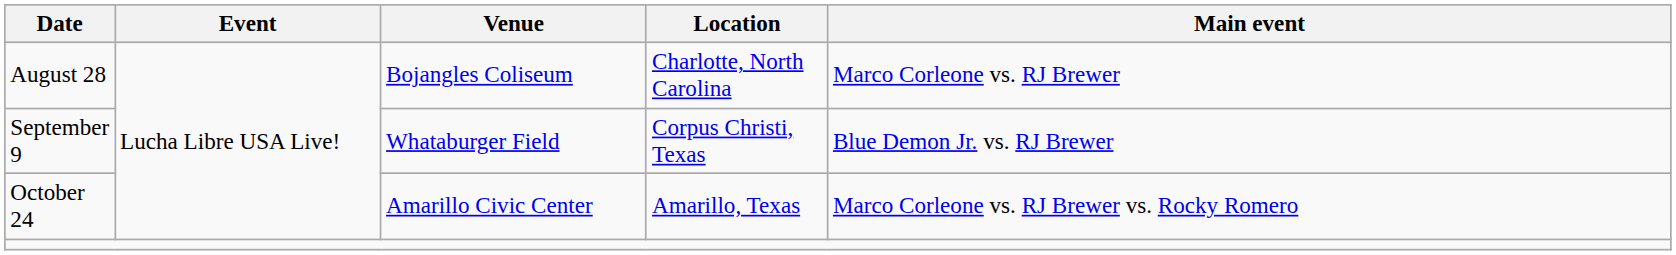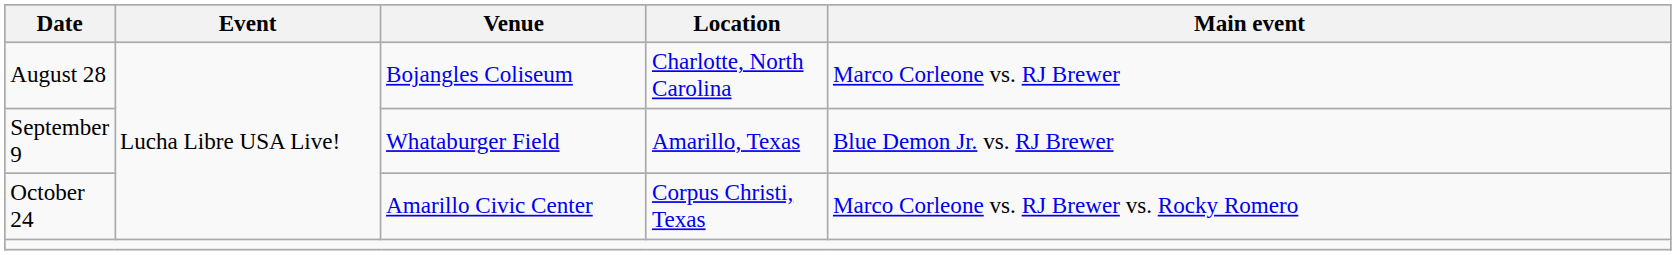(723, 140) Corpus Christi, Texas -> (726, 140) Amarillo, Texas
(726, 205) Amarillo, Texas -> (723, 205) Corpus Christi, Texas
